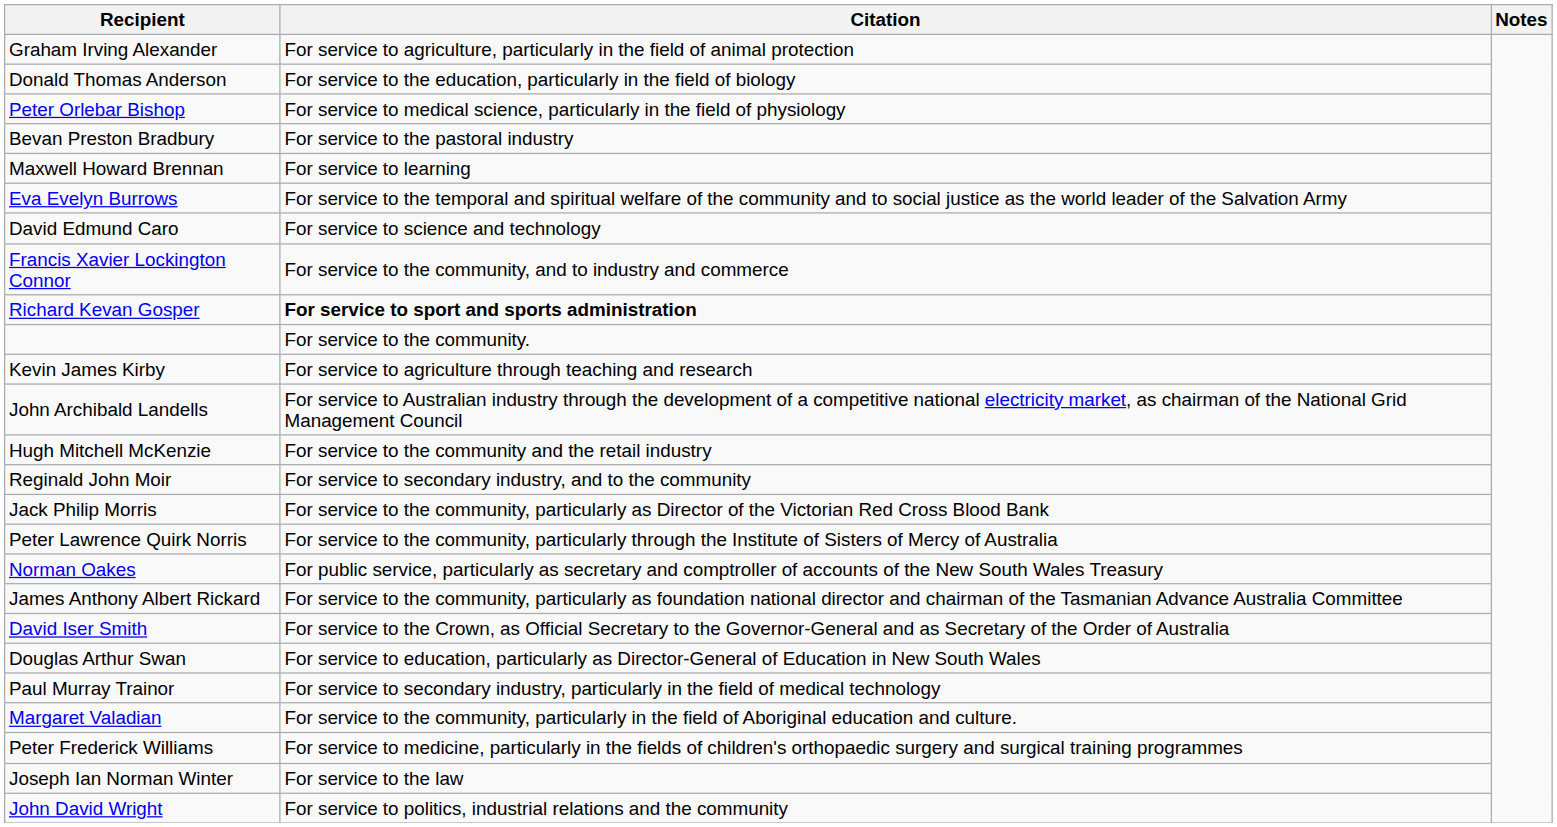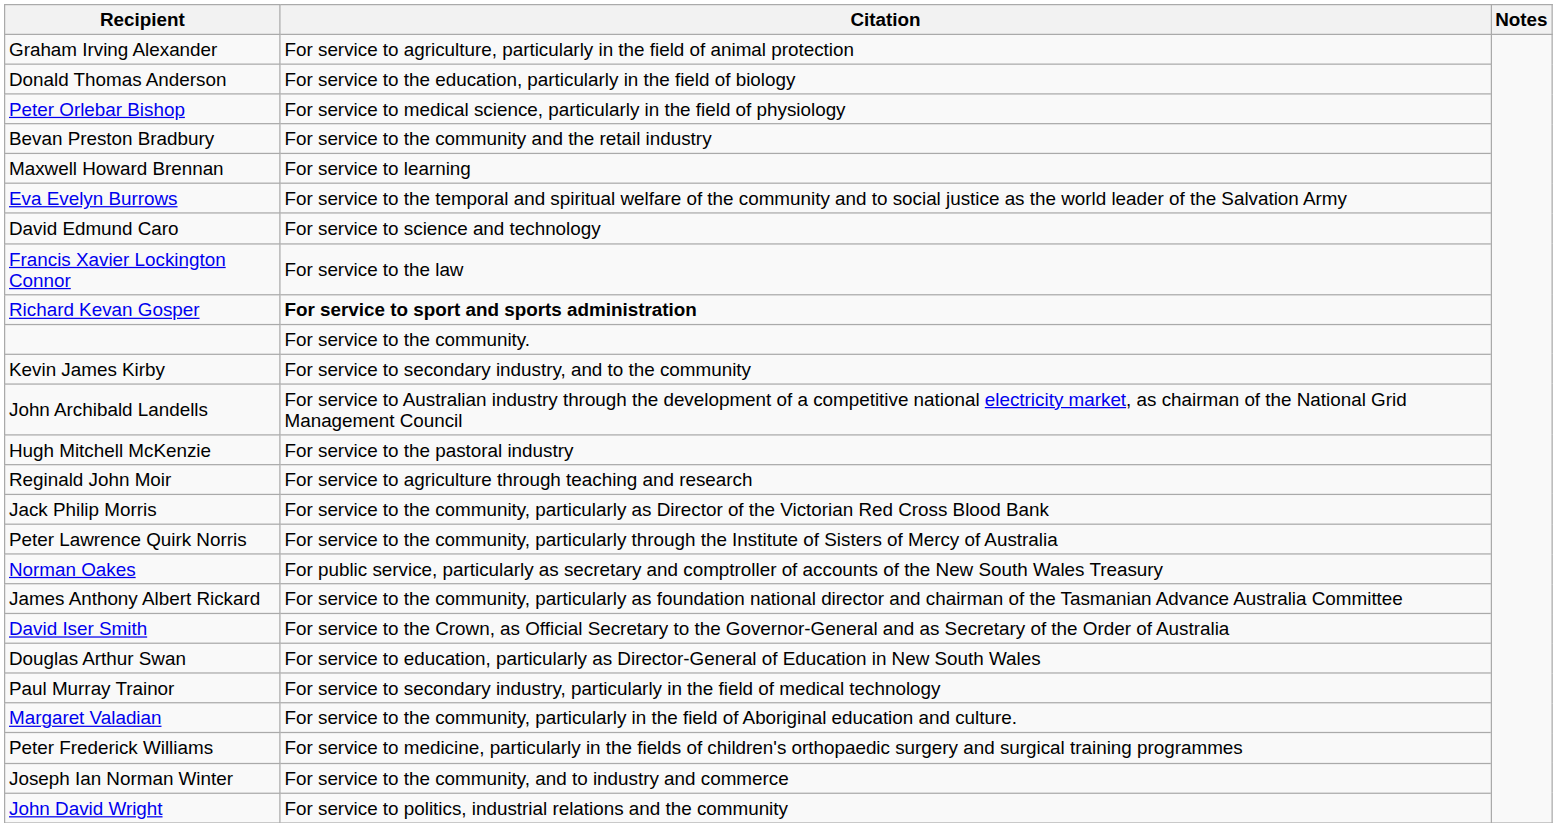(429, 139) For service to the pastoral industry -> (498, 139) For service to the community and the retail industry
(537, 269) For service to the community, and to industry and commerce -> (374, 269) For service to the law
(518, 369) For service to agriculture through teaching and research -> (518, 369) For service to secondary industry, and to the community
(498, 450) For service to the community and the retail industry -> (429, 450) For service to the pastoral industry
(518, 480) For service to secondary industry, and to the community -> (518, 480) For service to agriculture through teaching and research
(374, 778) For service to the law -> (537, 778) For service to the community, and to industry and commerce
